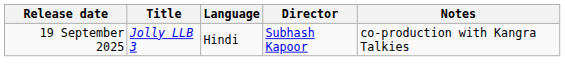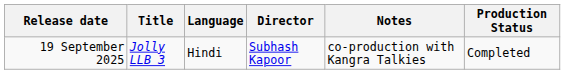+ column: (512, 21)
